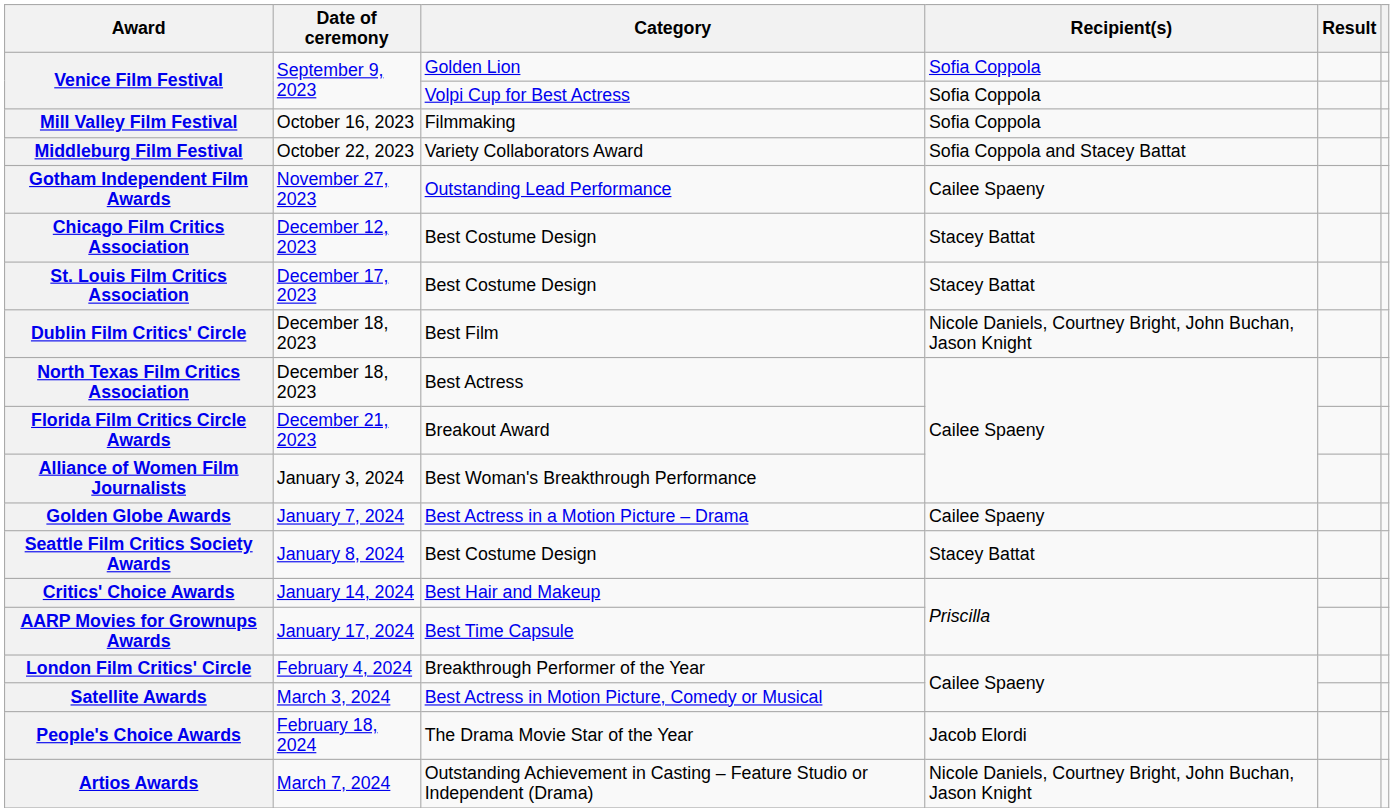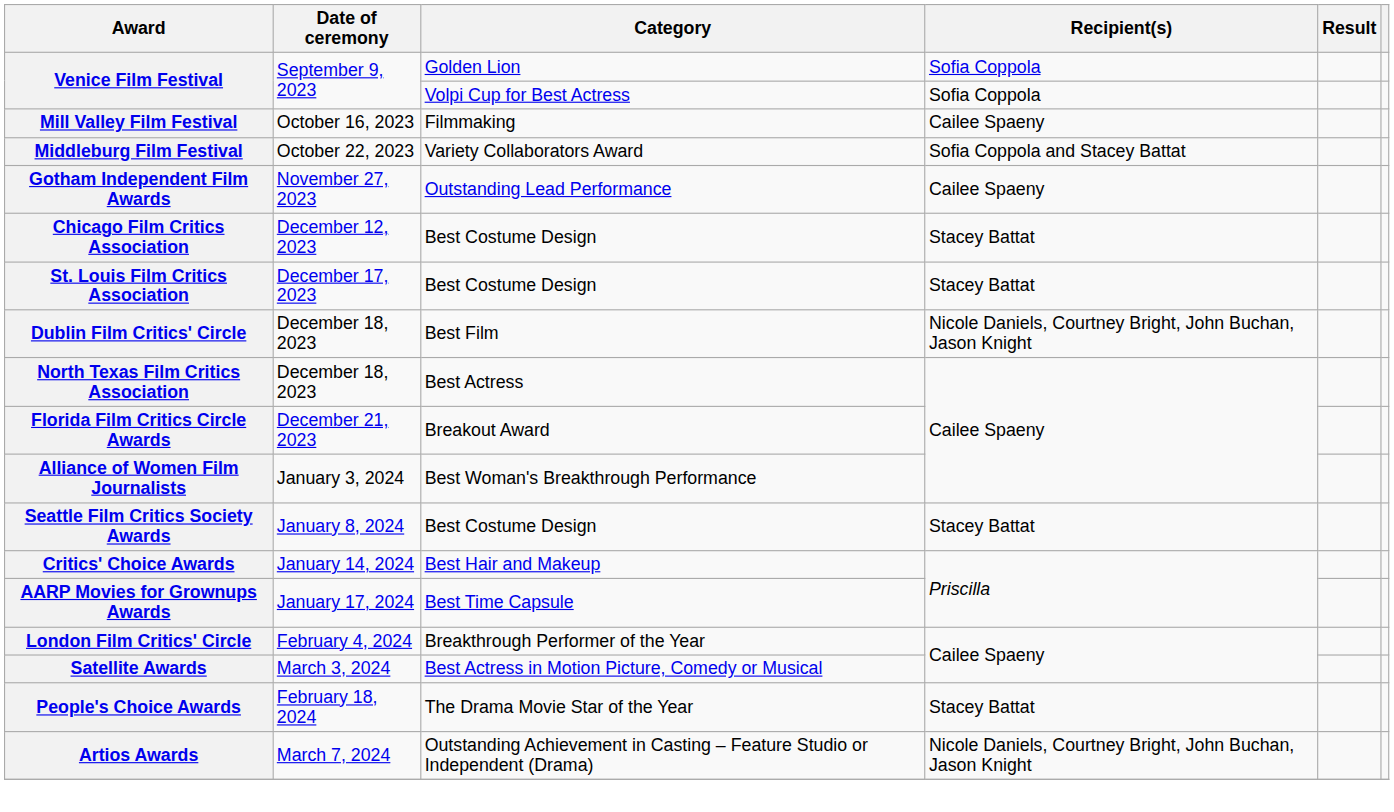(985, 123) Sofia Coppola -> (987, 123) Cailee Spaeny
- row: (139, 516)
(978, 735) Jacob Elordi -> (982, 707) Stacey Battat
